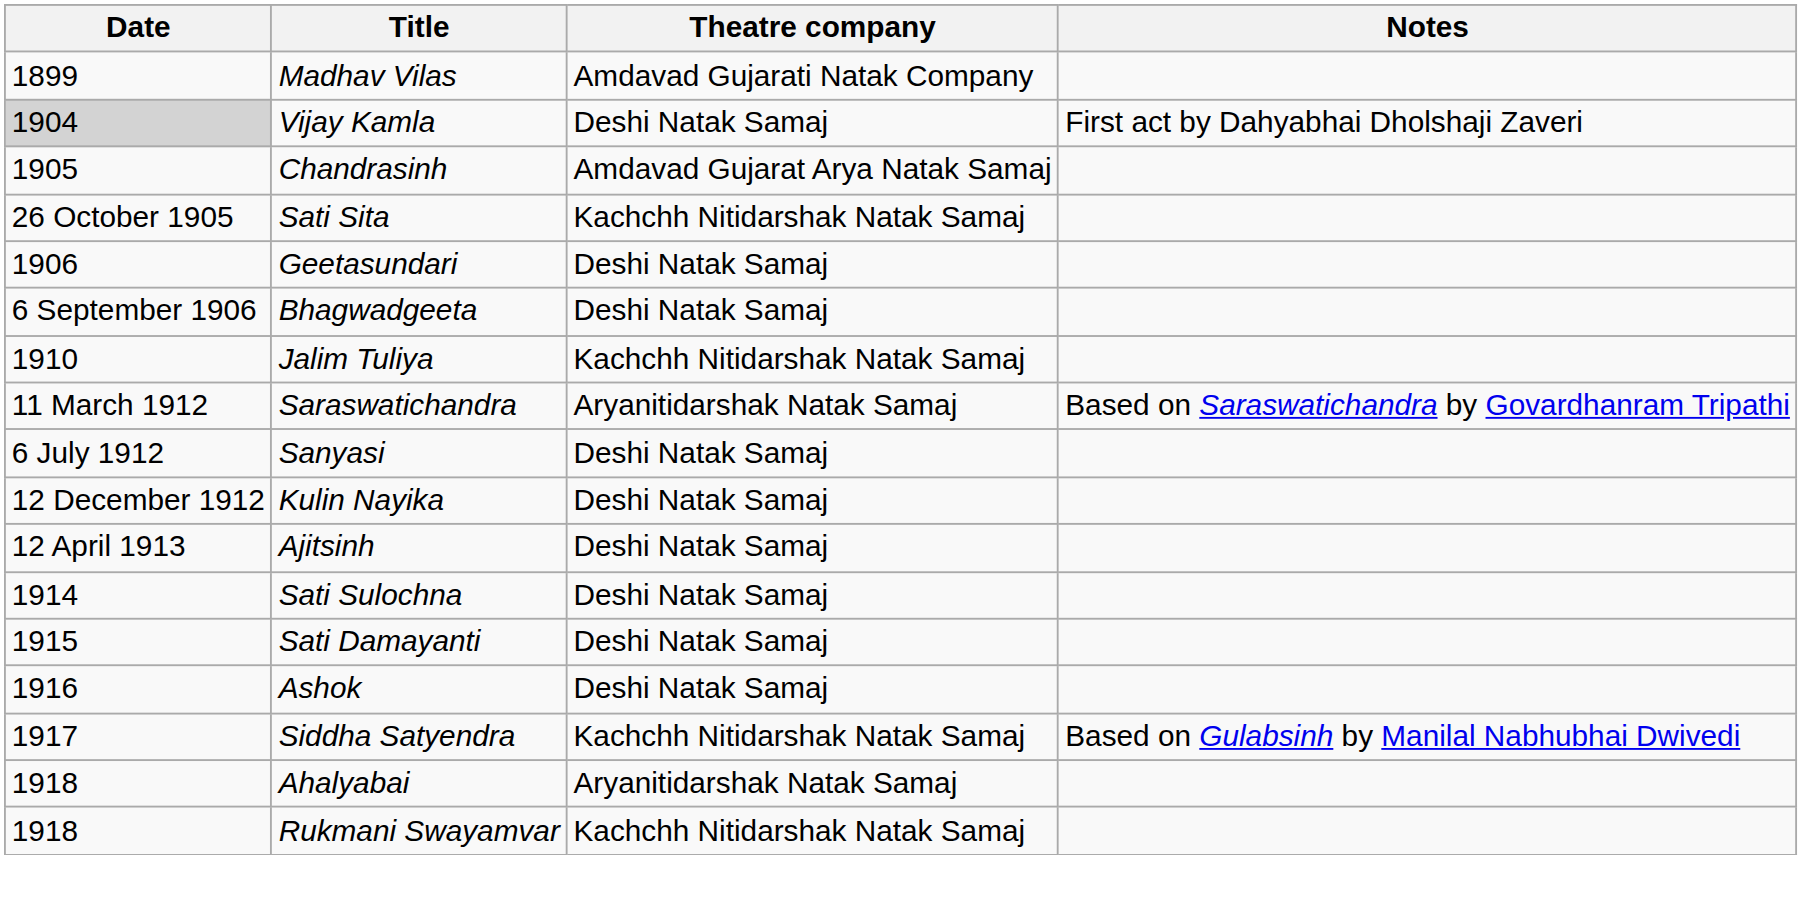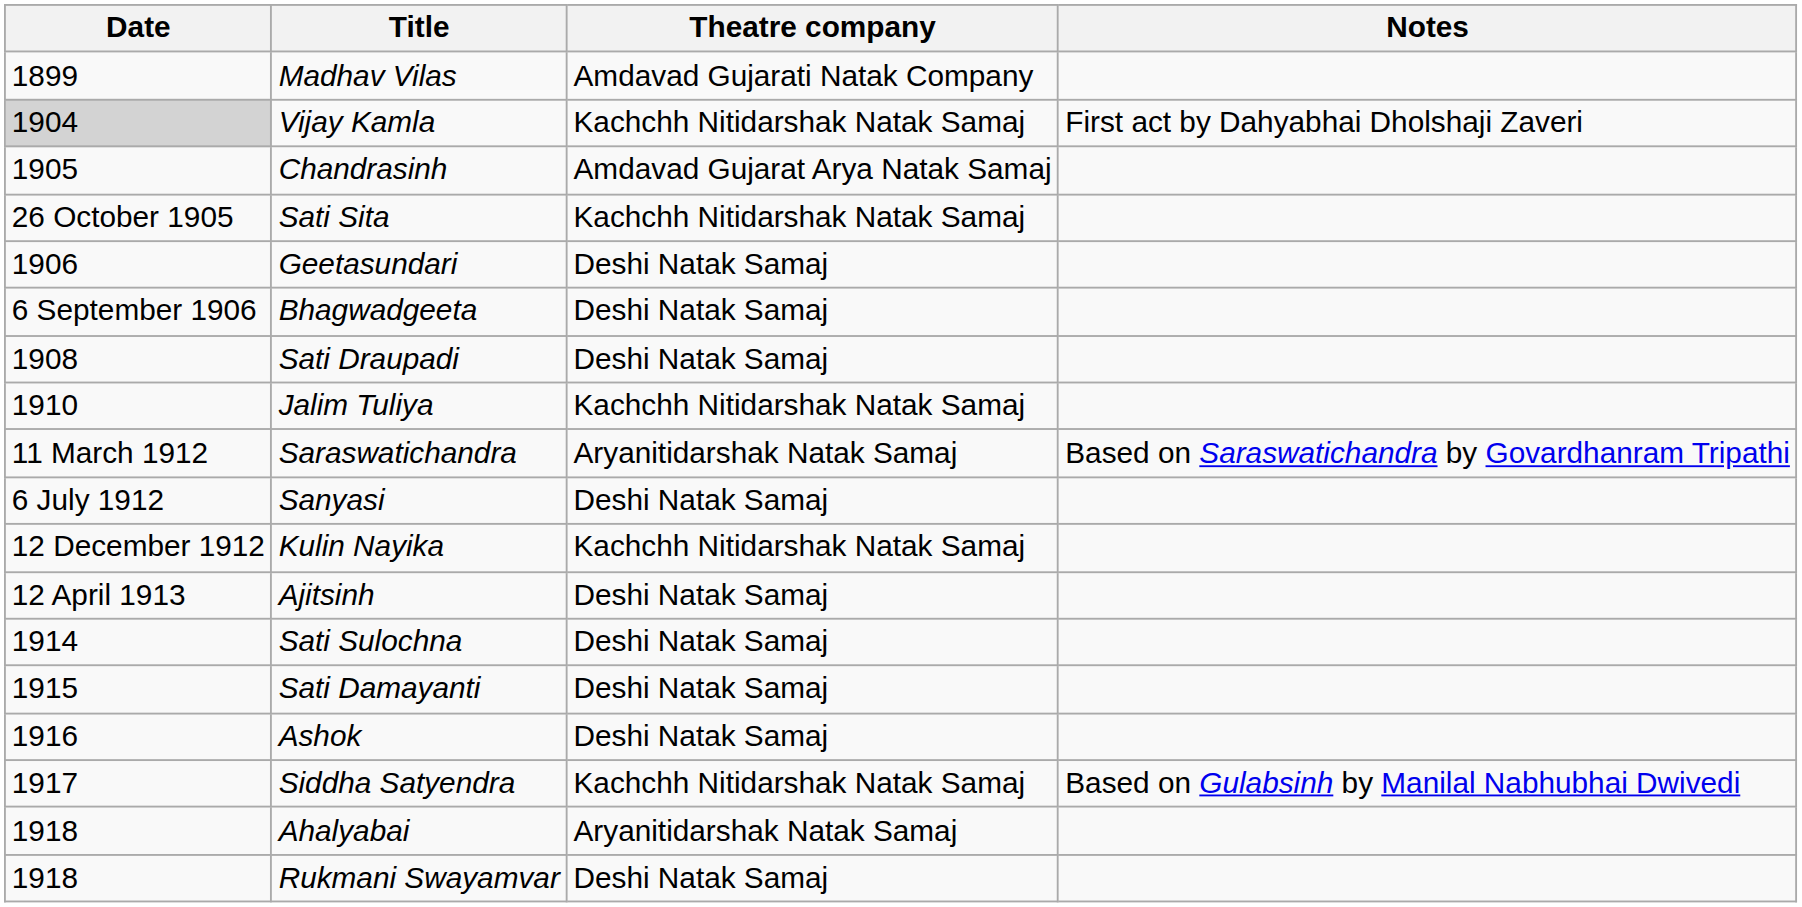(701, 122) Deshi Natak Samaj -> (799, 122) Kachchh Nitidarshak Natak Samaj
+ row: (369, 358)
(701, 500) Deshi Natak Samaj -> (799, 547) Kachchh Nitidarshak Natak Samaj
(799, 830) Kachchh Nitidarshak Natak Samaj -> (701, 877) Deshi Natak Samaj
